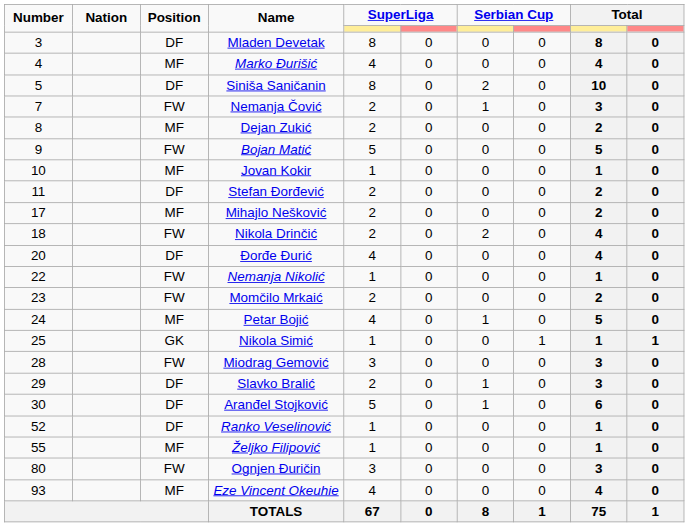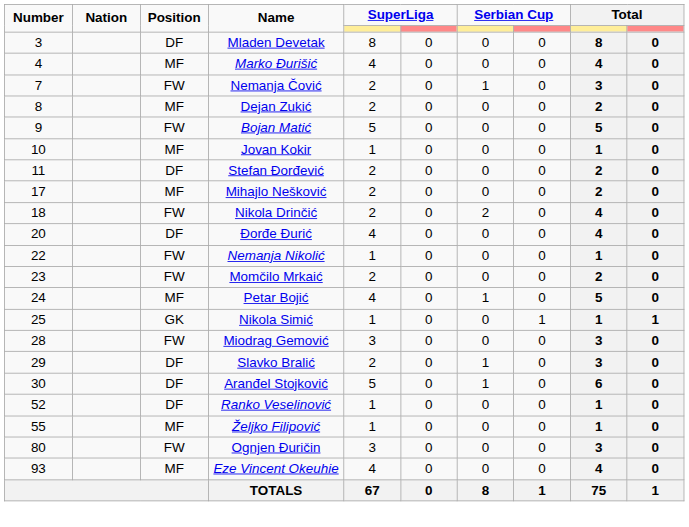- row: (276, 85)
